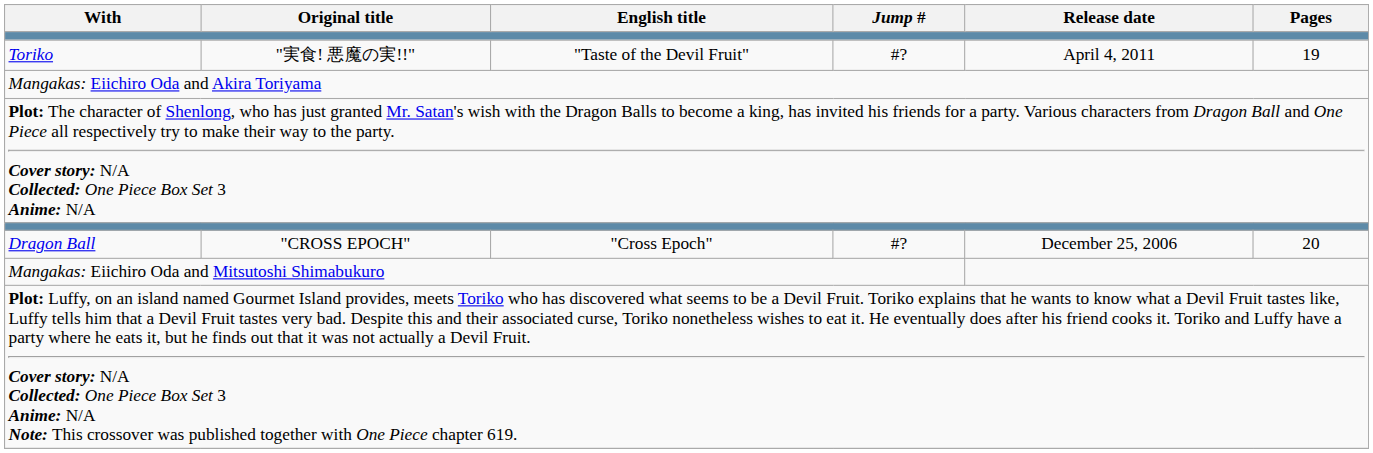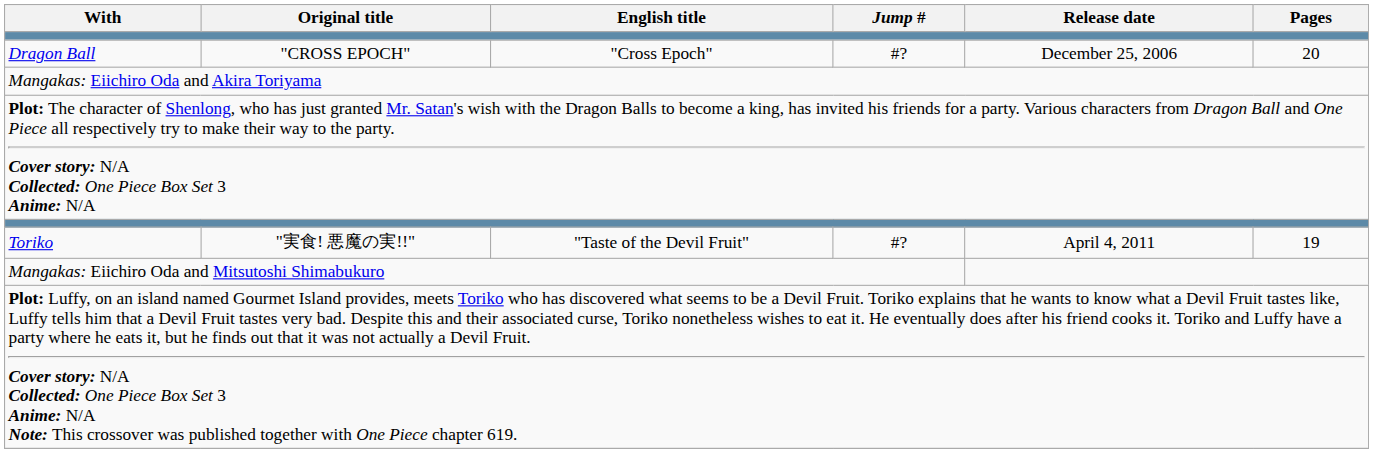rows swapped: (52, 244) <-> (31, 55)
